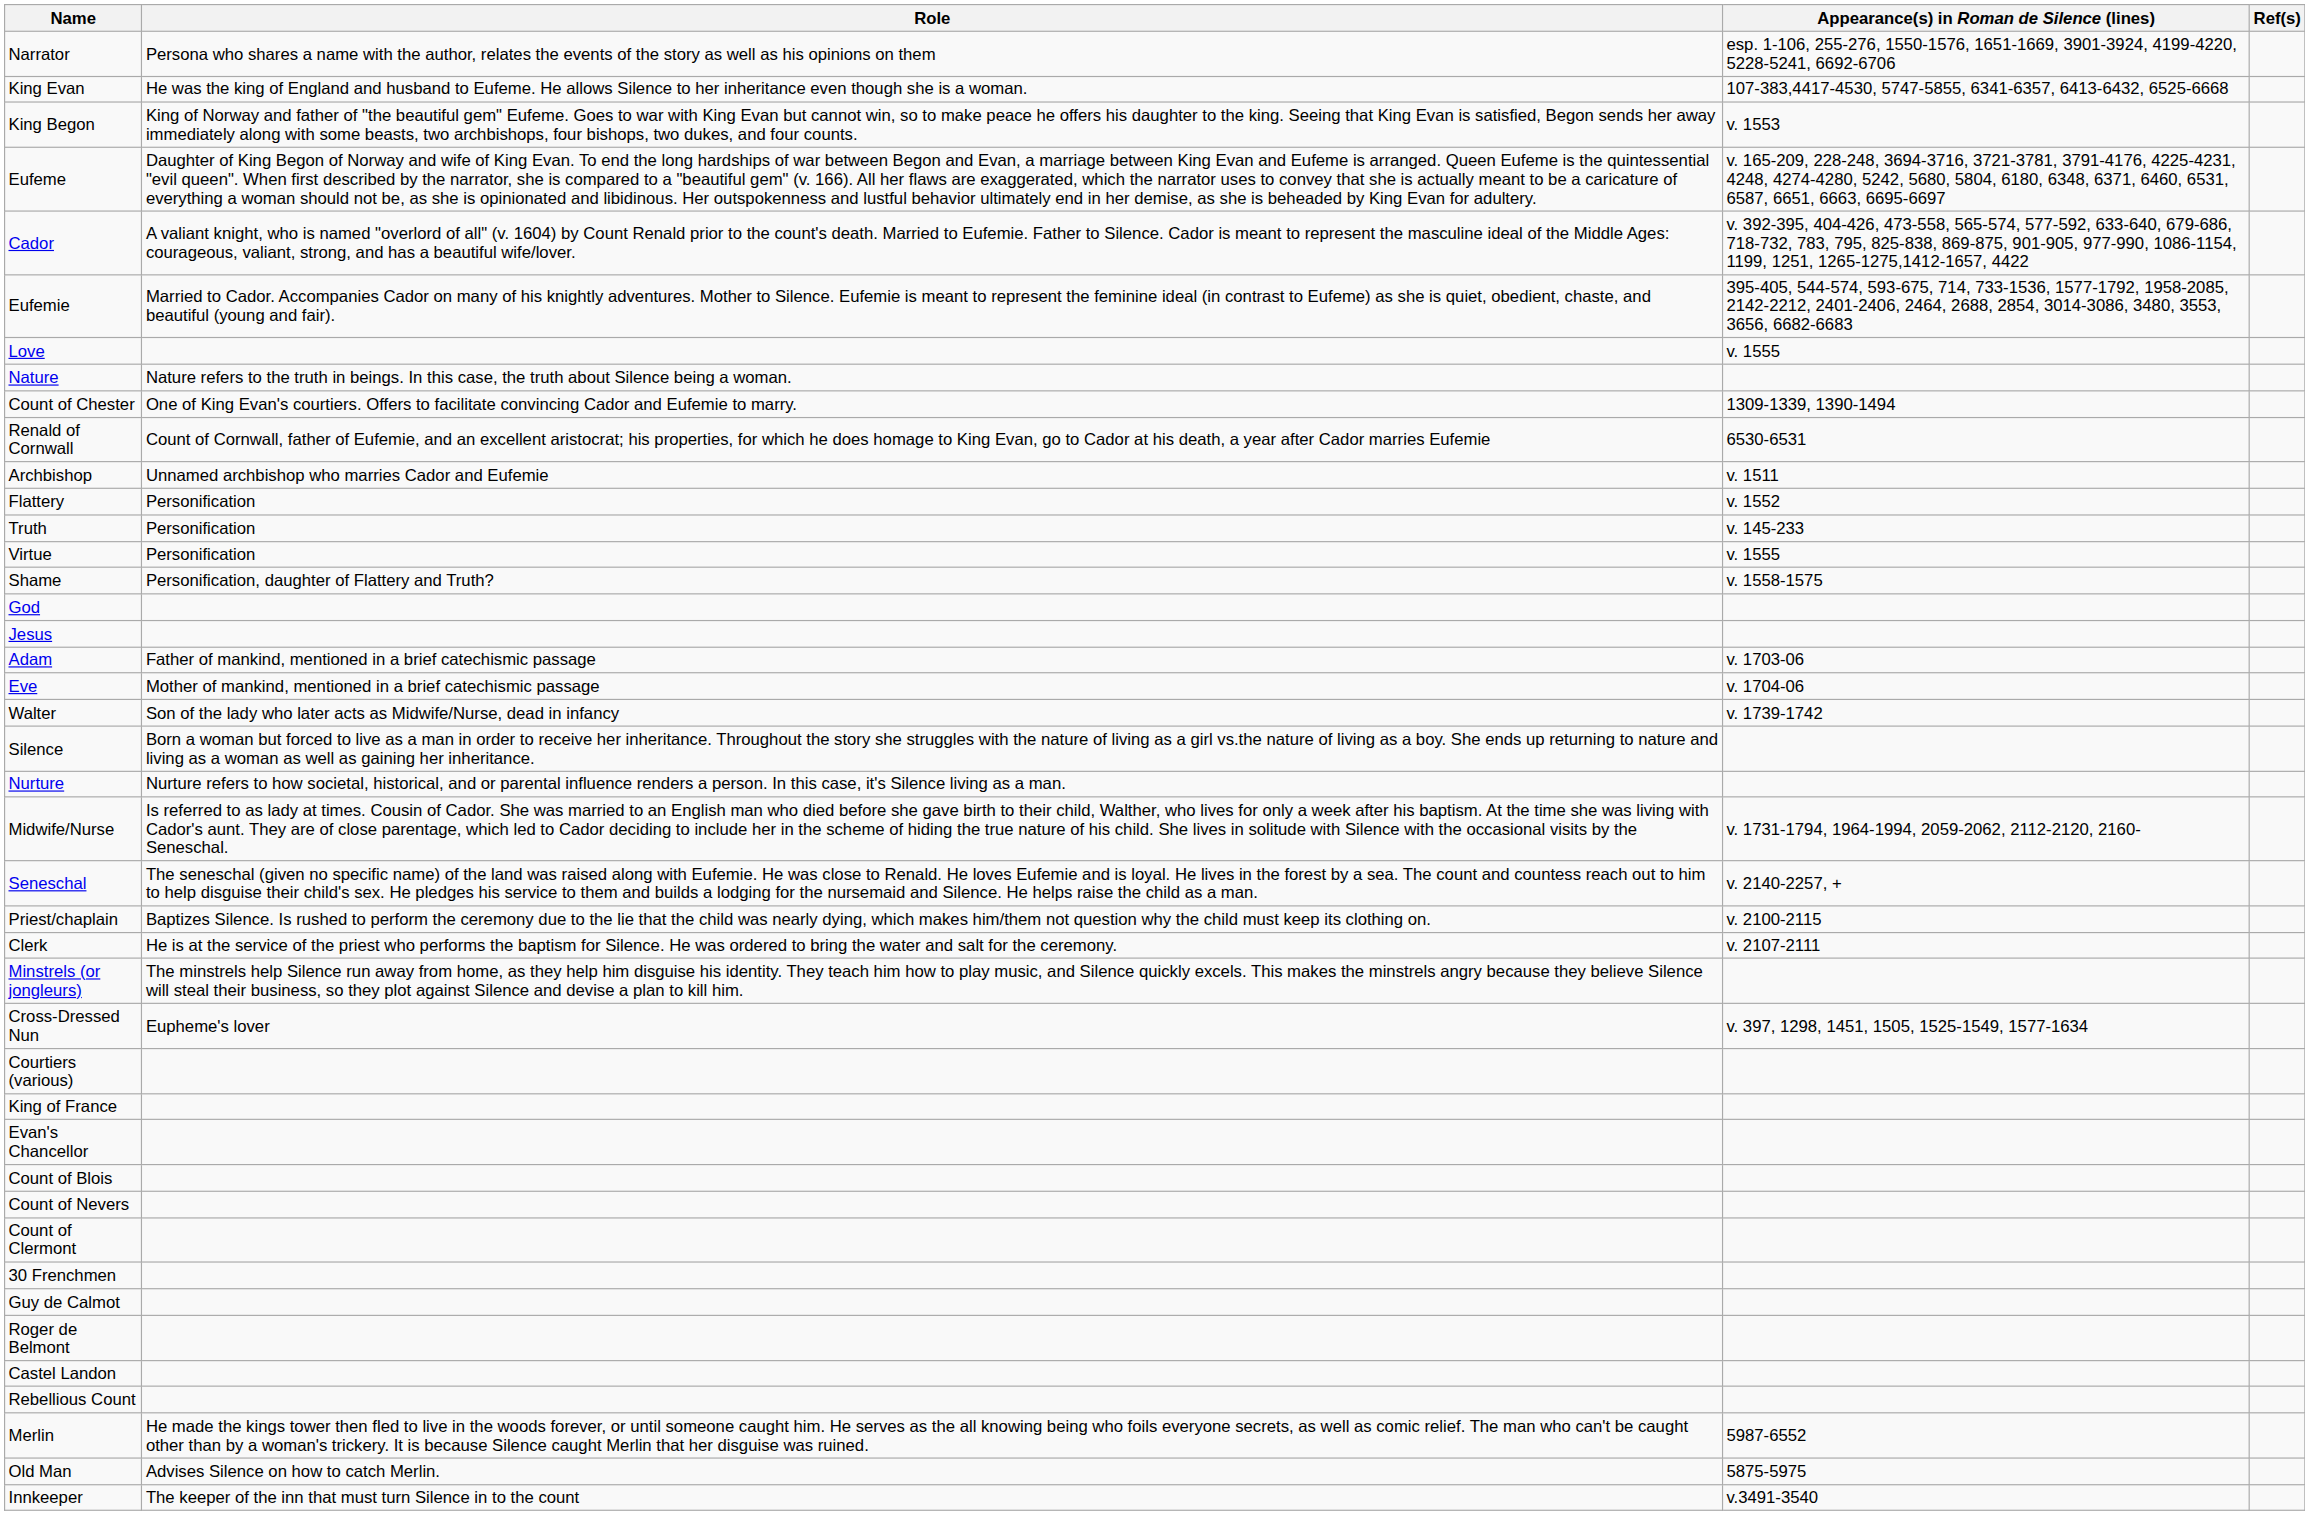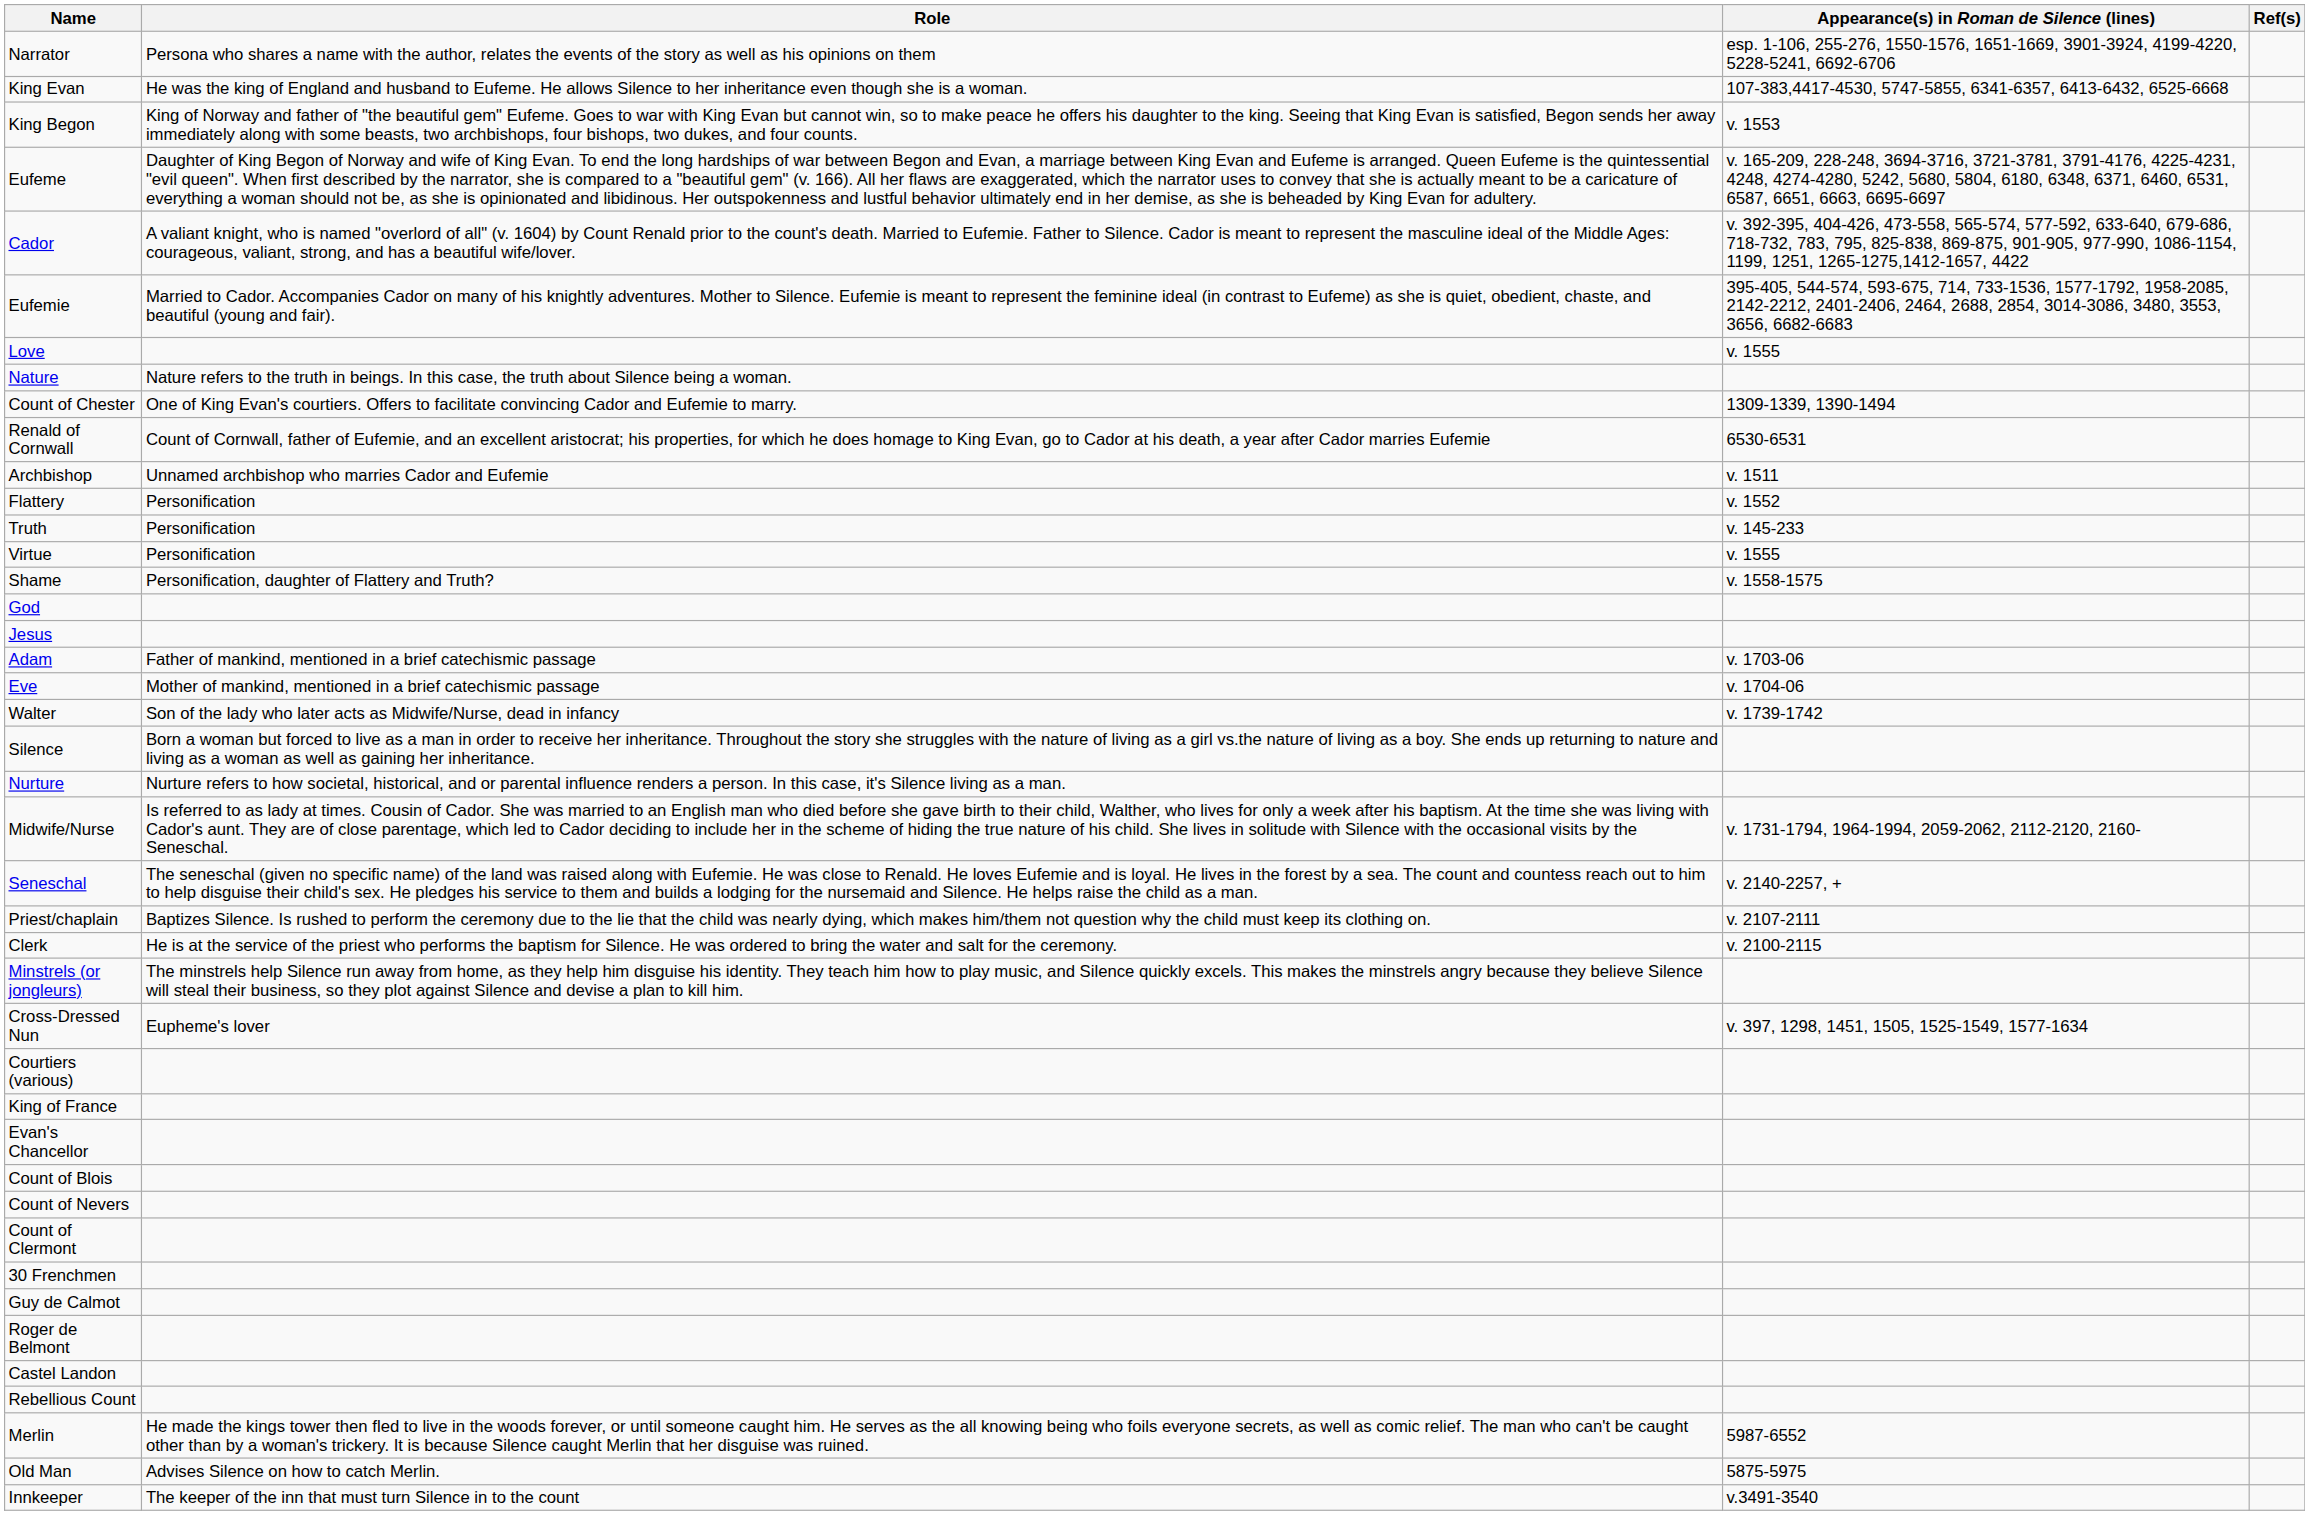(1774, 919) v. 2100-2115 -> (1773, 919) v. 2107-2111
(1773, 946) v. 2107-2111 -> (1774, 946) v. 2100-2115
